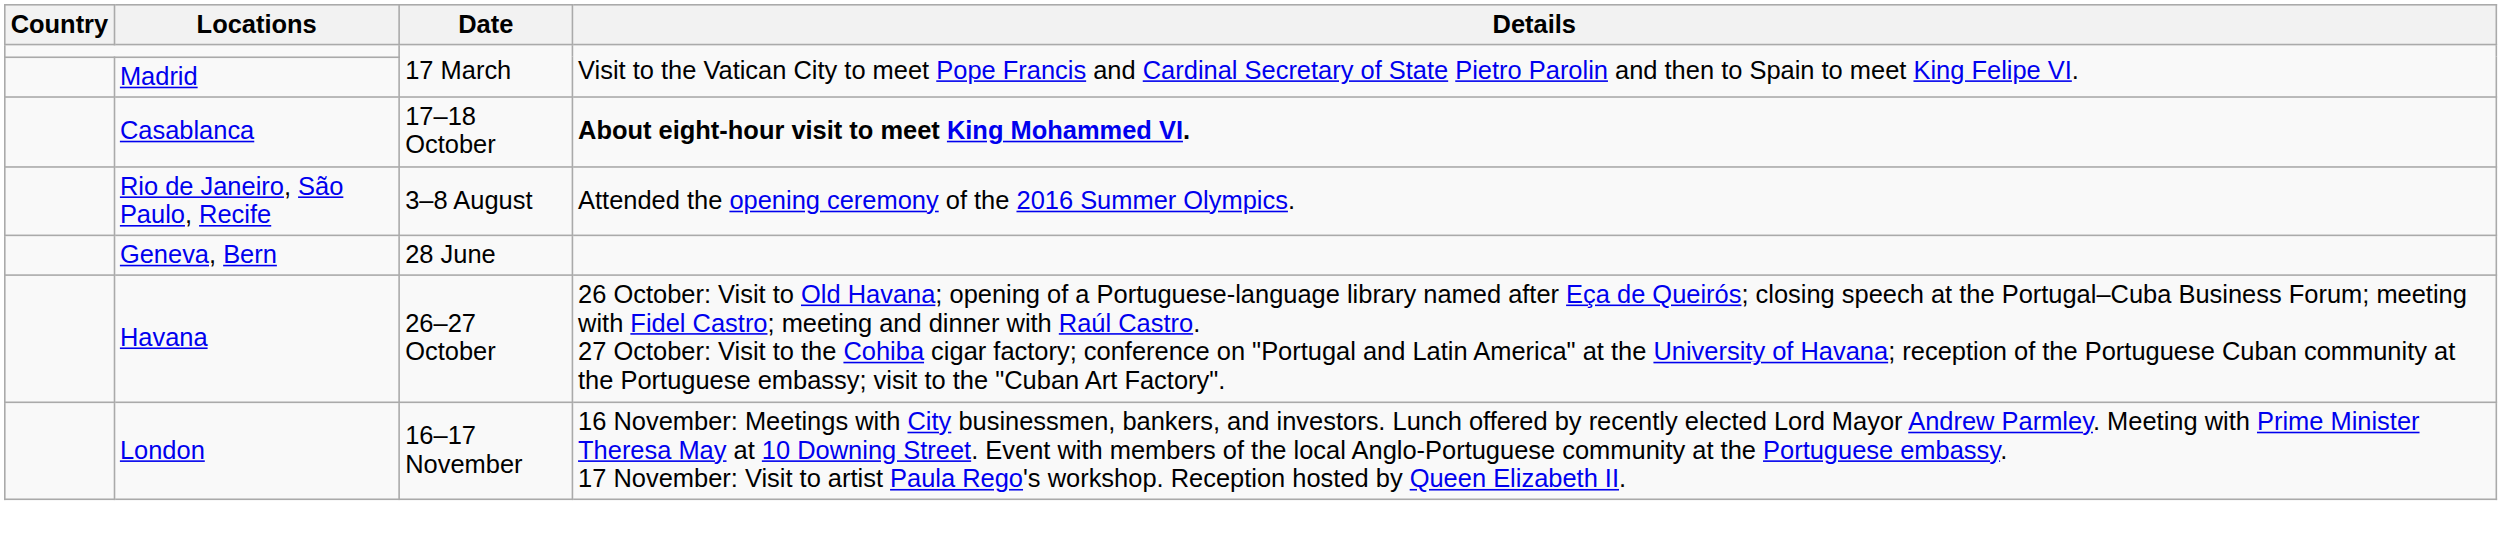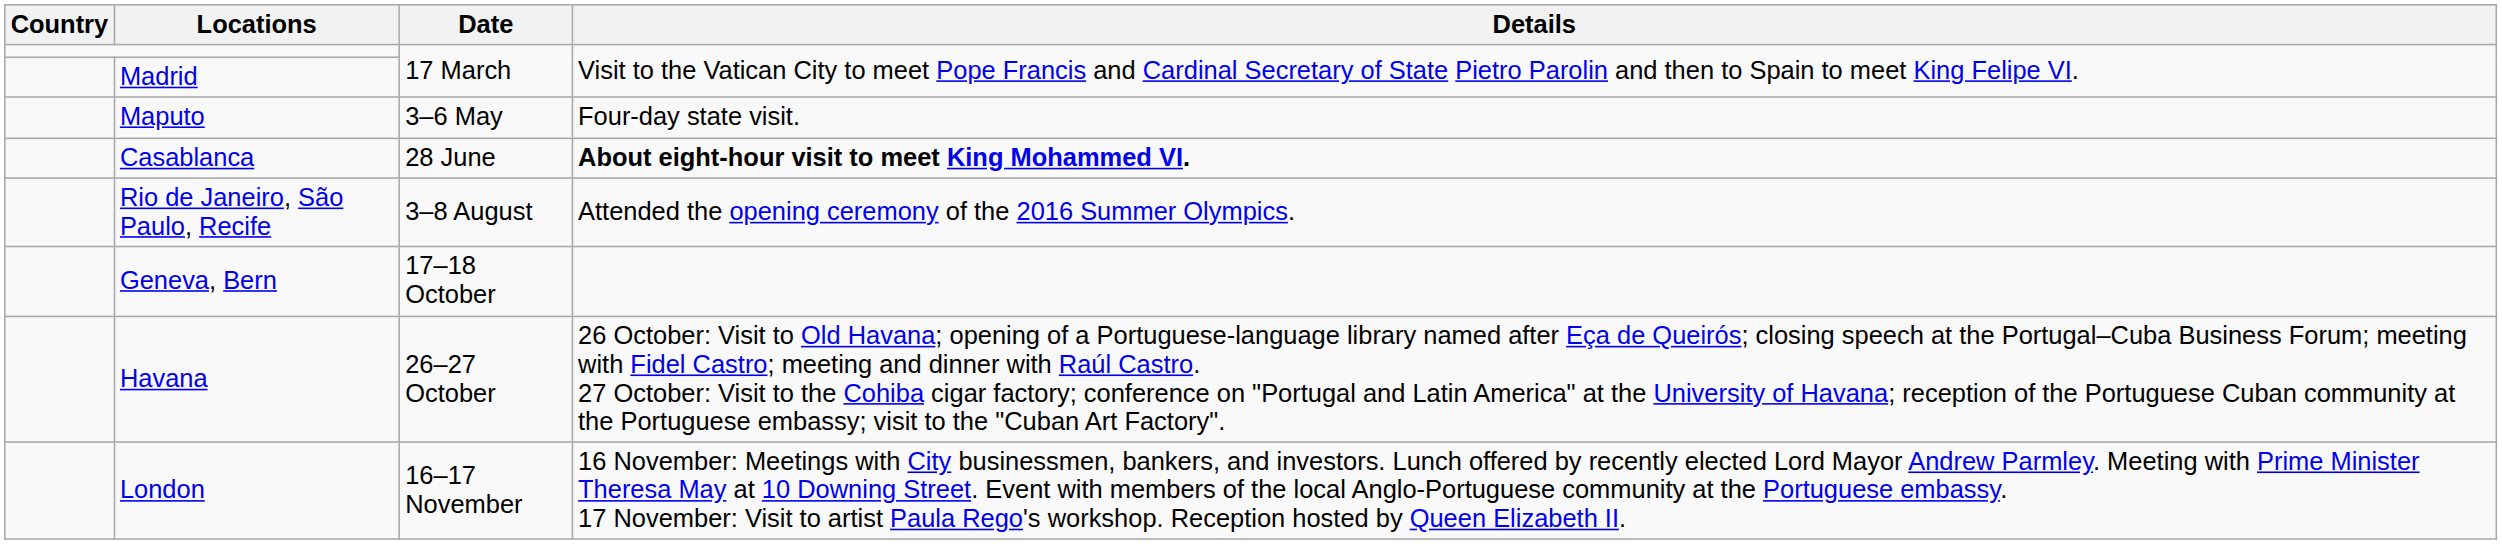+ row: (162, 117)
(450, 131) 17–18 October -> (450, 157) 28 June
(450, 255) 28 June -> (450, 281) 17–18 October
